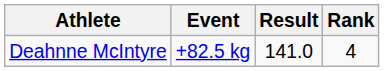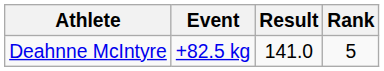(351, 51) 4 -> (351, 51) 5
